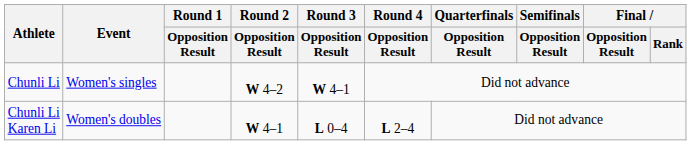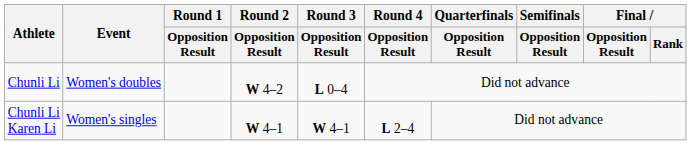(111, 82) Women's singles -> (114, 82) Women's doubles
(331, 90) W 4–1 -> (331, 90) L 0–4
(114, 120) Women's doubles -> (111, 120) Women's singles
(331, 128) L 0–4 -> (331, 128) W 4–1
